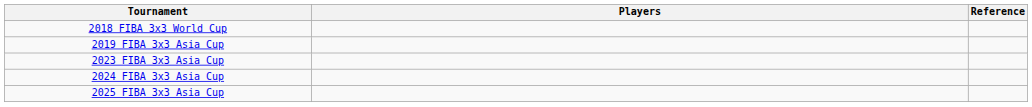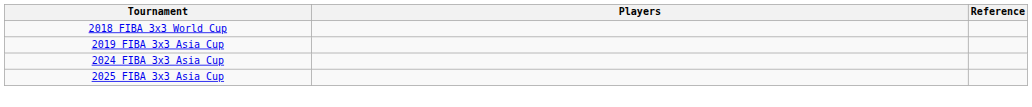- row: (158, 61)
